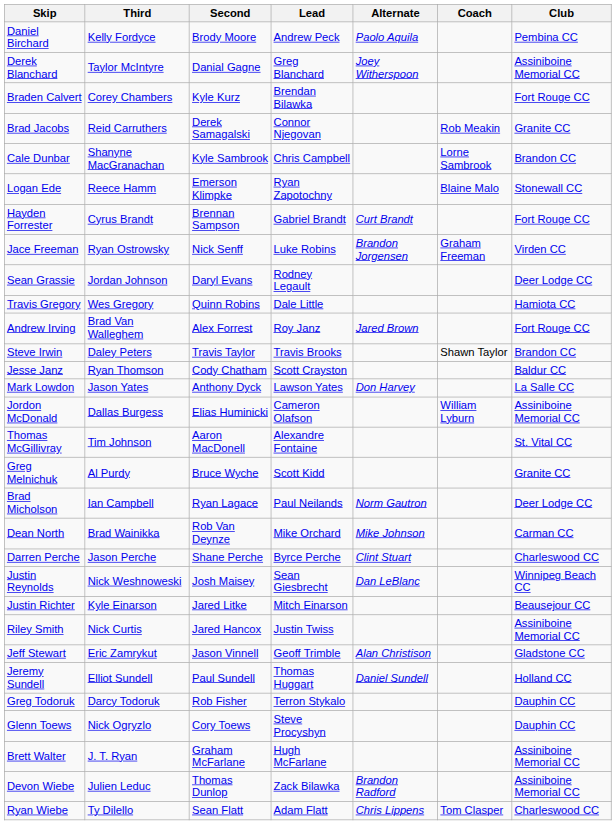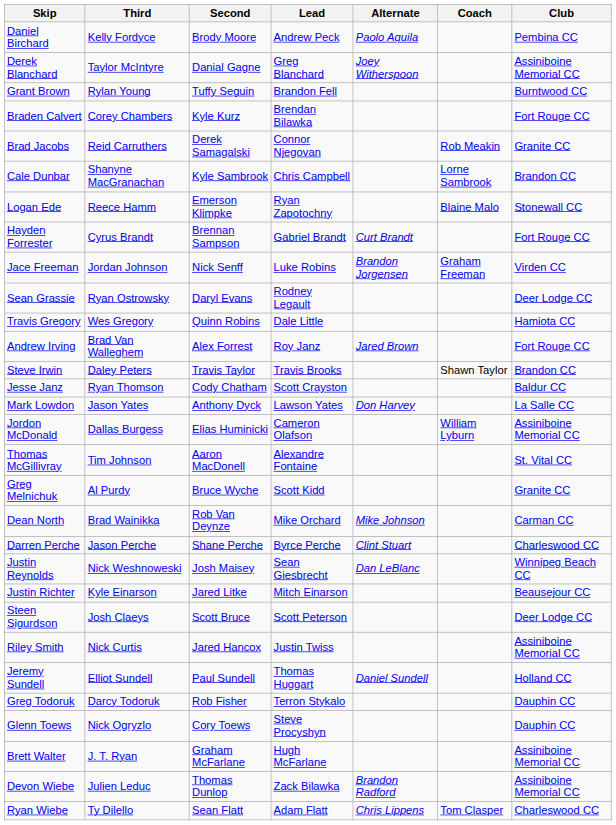+ row: (38, 91)
(128, 249) Ryan Ostrowsky -> (128, 267) Jordan Johnson
(128, 280) Jordan Johnson -> (128, 298) Ryan Ostrowsky
- row: (32, 503)
+ row: (32, 617)
- row: (36, 653)
